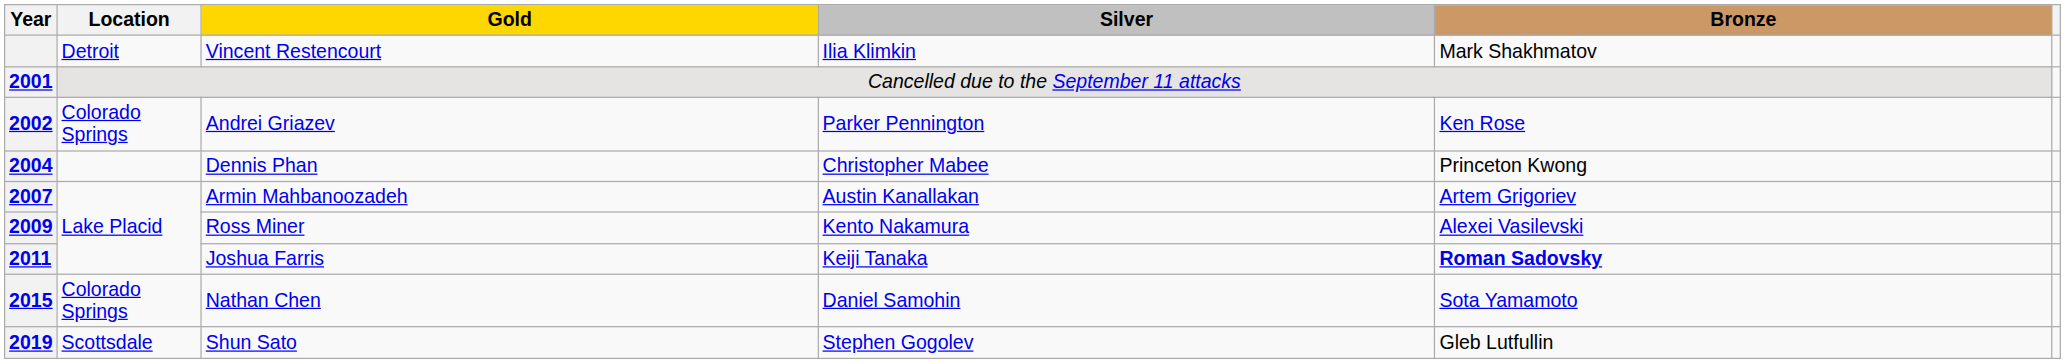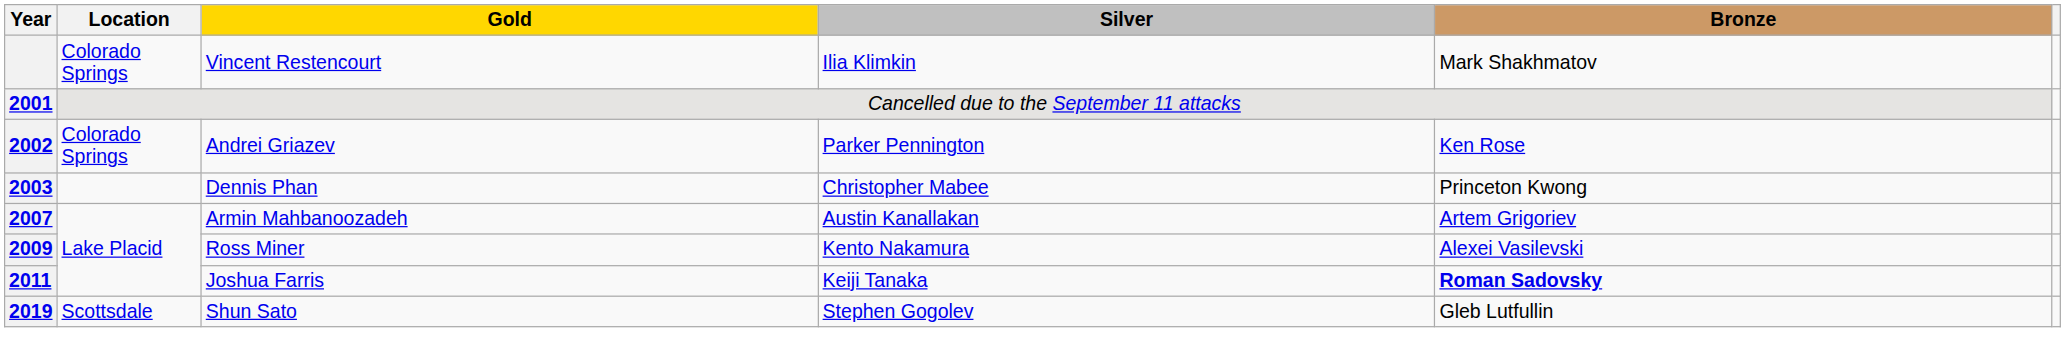(90, 50) Detroit -> (101, 61) Colorado Springs
(31, 165) 2004 -> (31, 187) 2003
- row: (263, 300)
